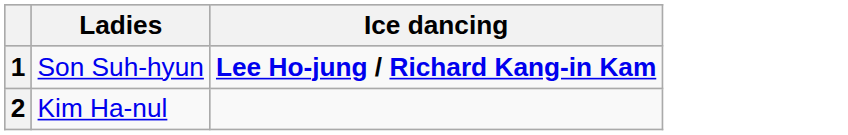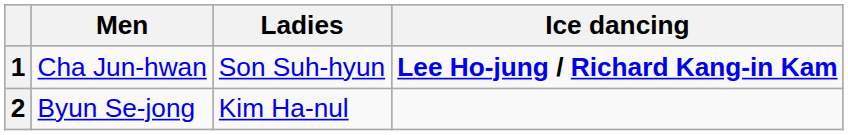+ column: (122, 25)
